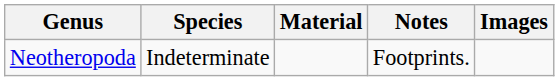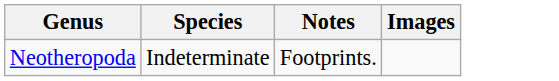- column: (321, 22)
